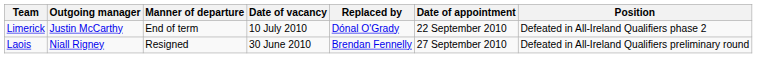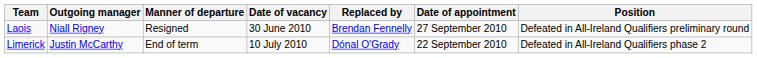rows swapped: (19, 45) <-> (26, 28)
